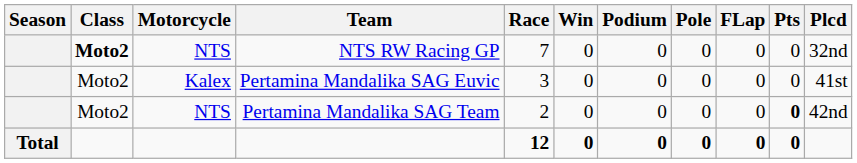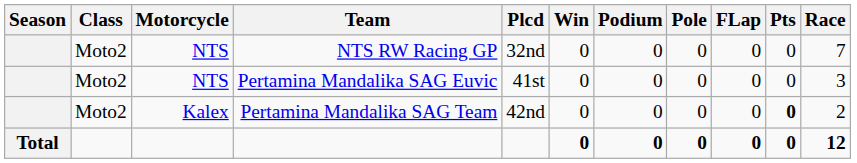columns swapped: (529, 19) <-> (828, 19)
(102, 50) bold -> (101, 50) normal
(208, 81) Kalex -> (210, 81) NTS
(213, 111) NTS -> (206, 111) Kalex
